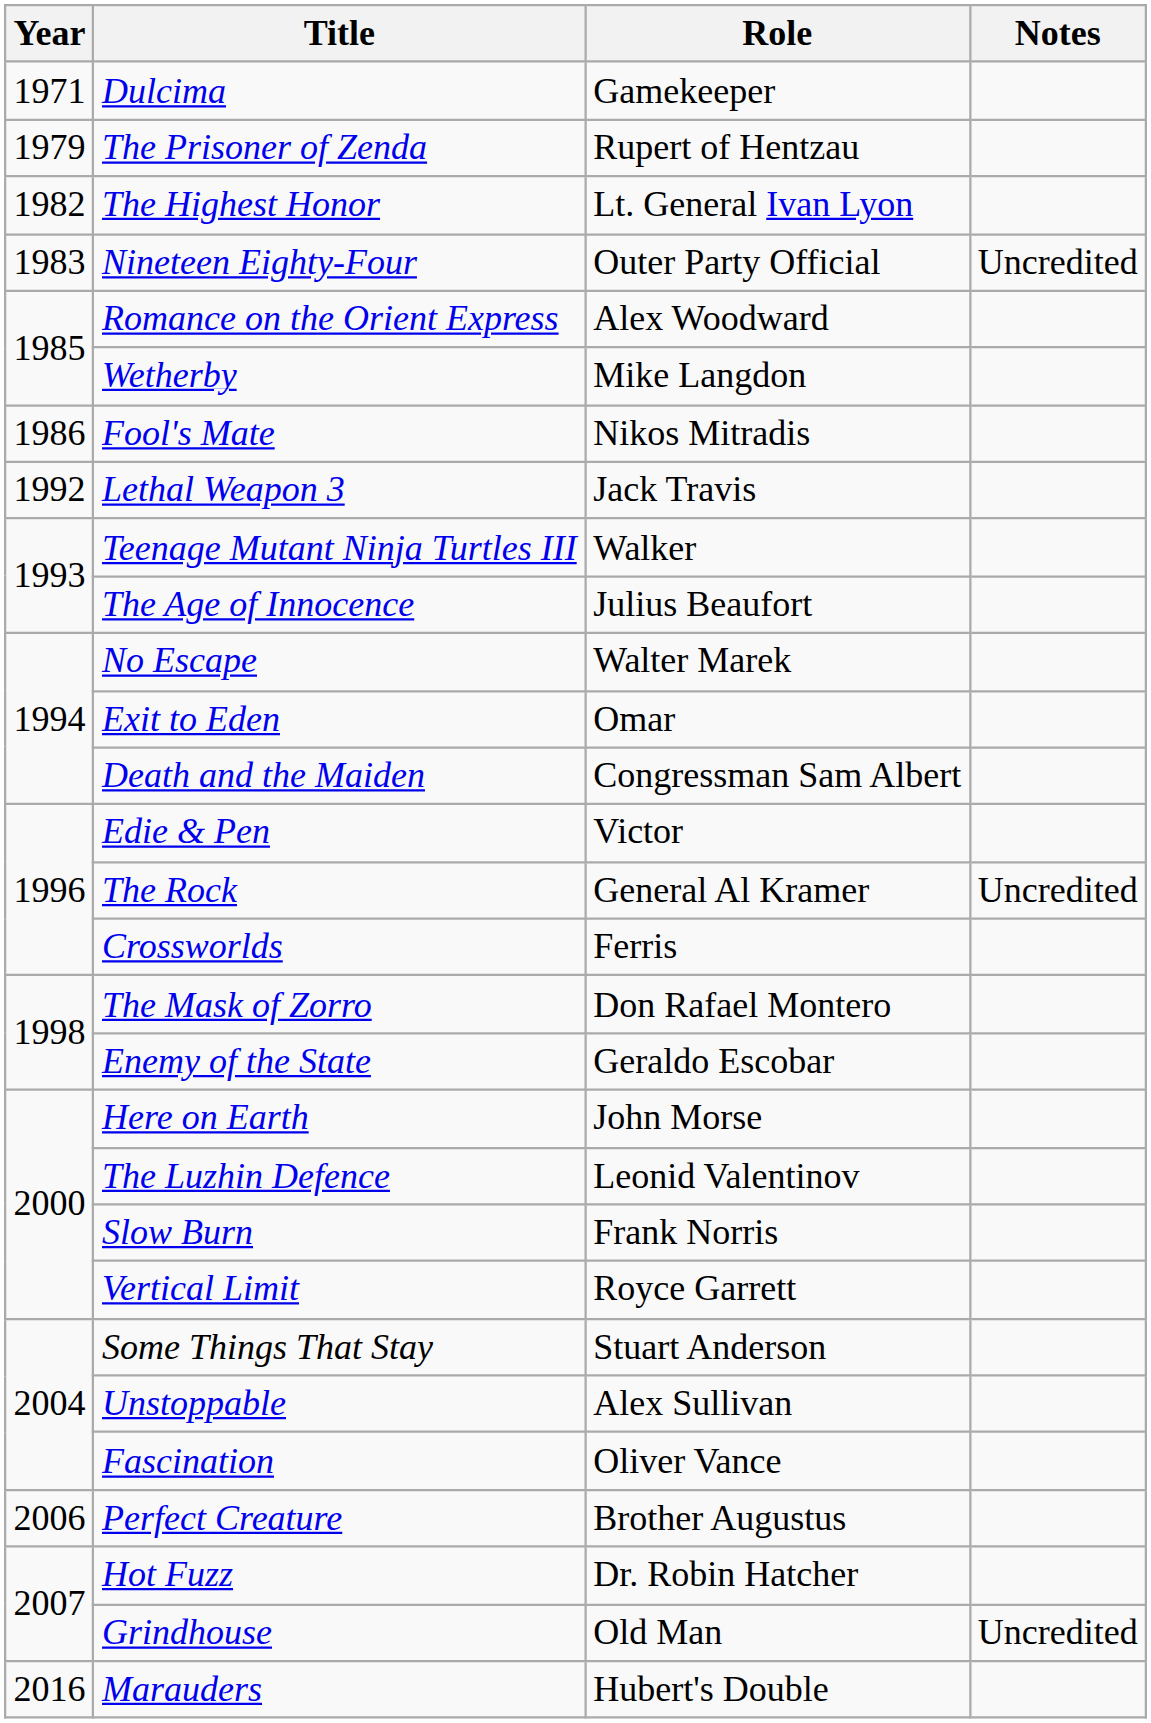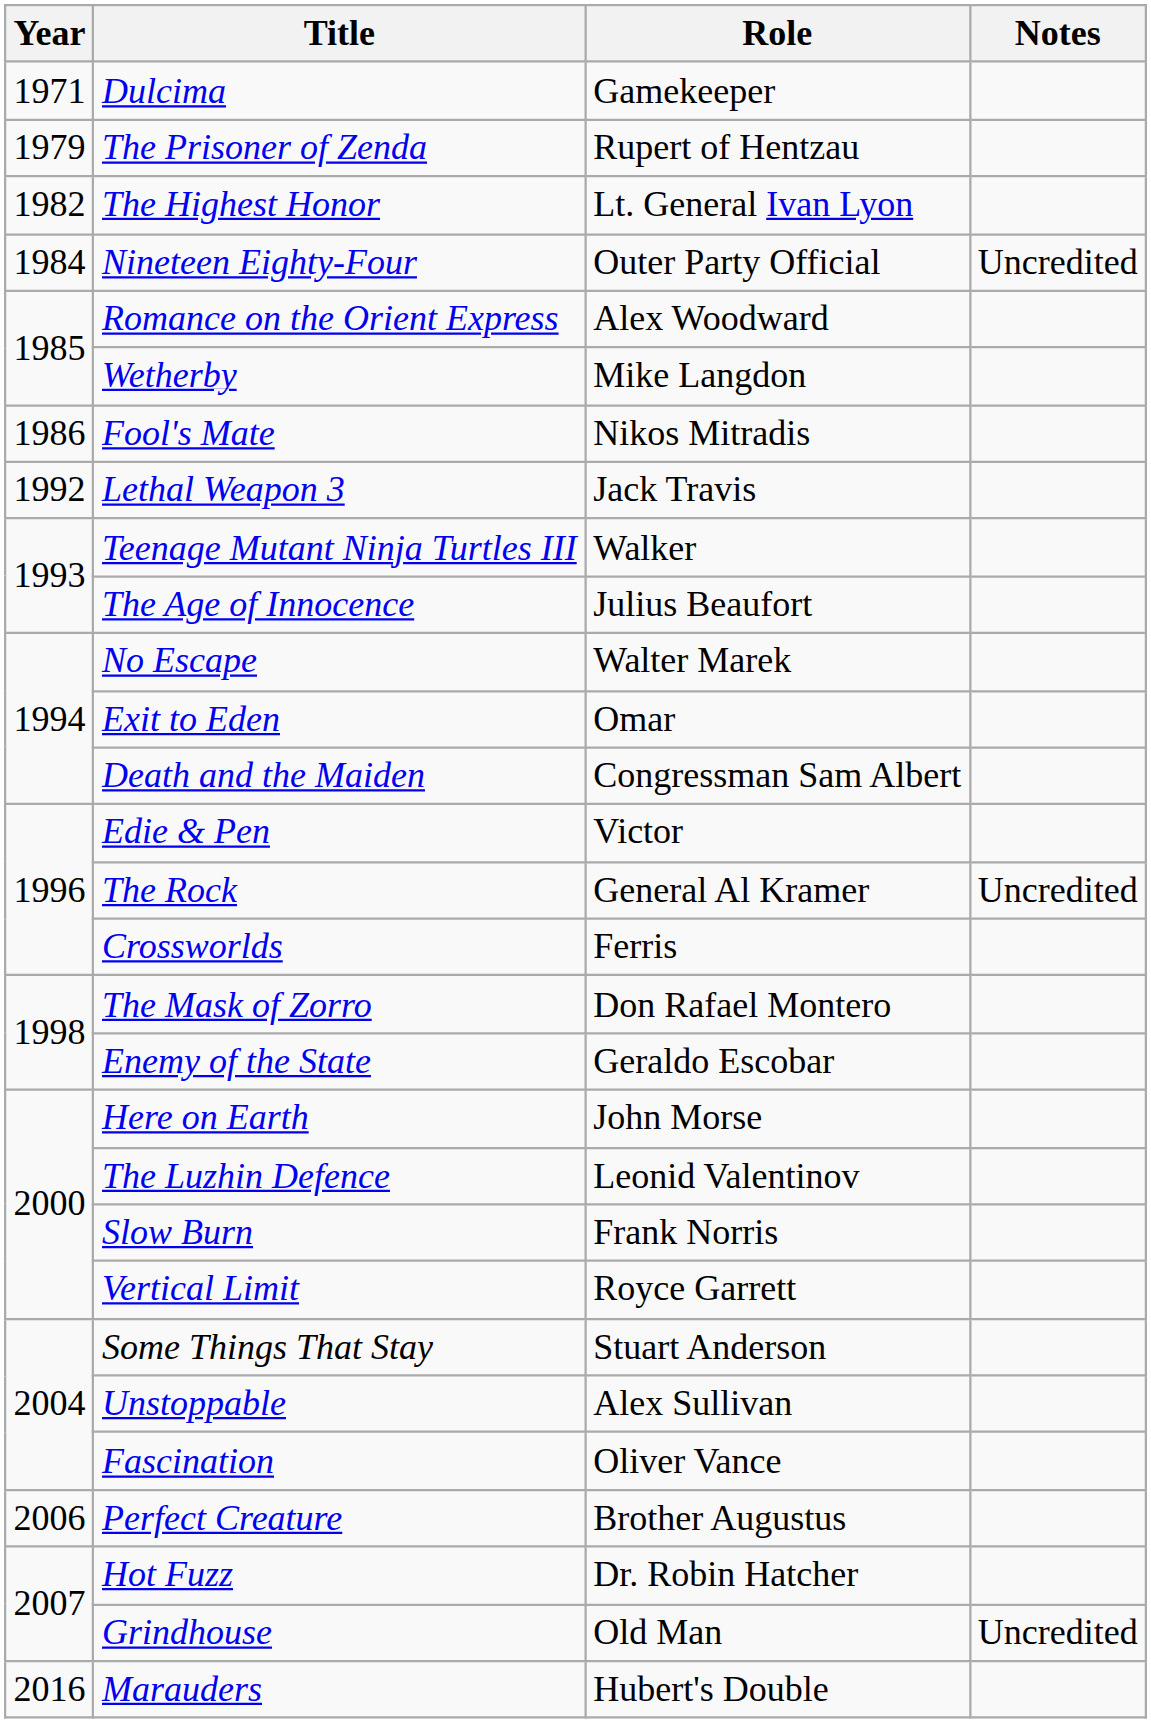(49, 261) 1983 -> (49, 261) 1984
